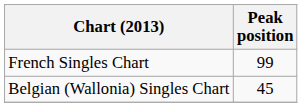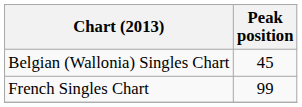rows swapped: (119, 89) <-> (79, 62)
